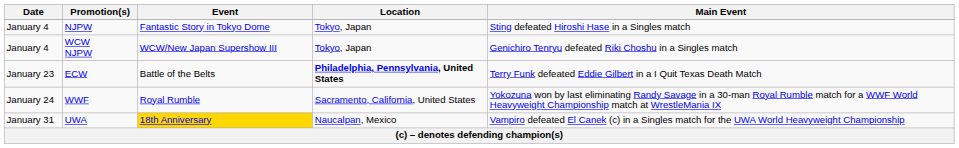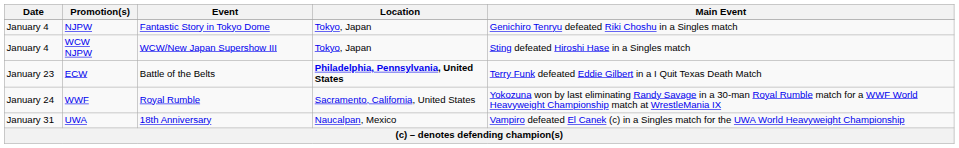(590, 27) Sting defeated Hiroshi Hase in a Singles match -> (614, 27) Genichiro Tenryu defeated Riki Choshu in a Singles match
(614, 47) Genichiro Tenryu defeated Riki Choshu in a Singles match -> (590, 47) Sting defeated Hiroshi Hase in a Singles match
(176, 120) gold background -> (176, 120) no background
